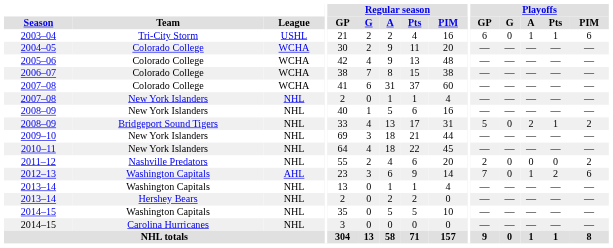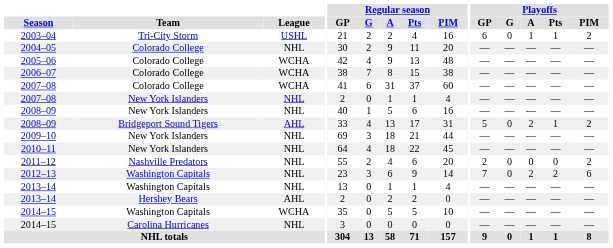(589, 35) 6 -> (589, 35) 2
(294, 48) WCHA -> (294, 48) NHL
(294, 123) NHL -> (294, 123) AHL
(294, 174) AHL -> (294, 174) NHL
(531, 174) 1 -> (531, 174) 2
(294, 199) NHL -> (294, 199) AHL
(294, 212) NHL -> (294, 212) WCHA
